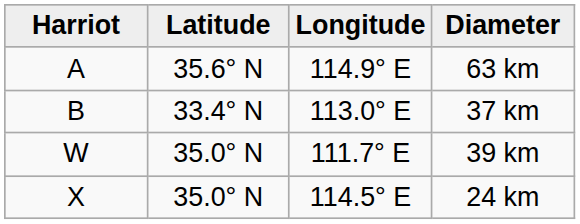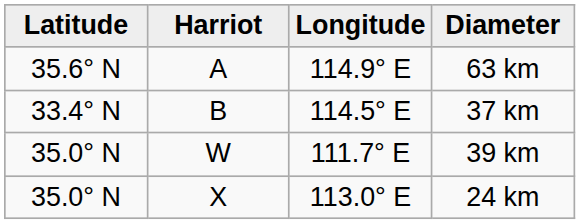columns swapped: (76, 25) <-> (218, 25)
(361, 111) 113.0° E -> (361, 111) 114.5° E
(361, 196) 114.5° E -> (361, 196) 113.0° E
